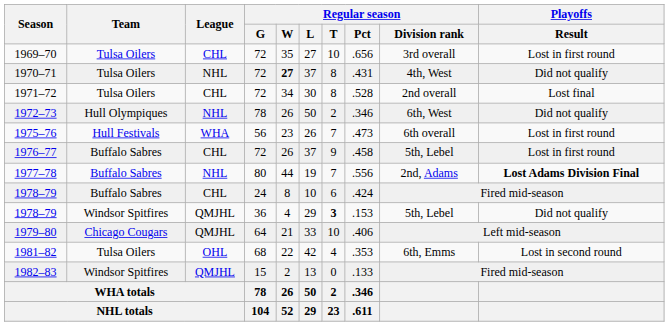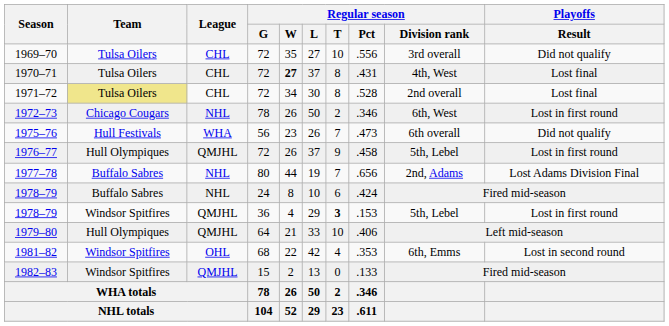(362, 54) .656 -> (367, 54) .556
(571, 54) Lost in first round -> (574, 54) Did not qualify
(215, 73) NHL -> (217, 73) CHL
(571, 73) Did not qualify -> (574, 73) Lost final
(126, 93) no background -> (127, 93) khaki background
(126, 113) Hull Olympiques -> (127, 113) Chicago Cougars
(571, 113) Did not qualify -> (574, 113) Lost in first round
(571, 133) Lost in first round -> (574, 133) Did not qualify
(126, 153) Buffalo Sabres -> (127, 153) Hull Olympiques
(215, 153) CHL -> (218, 153) QMJHL
(362, 172) .556 -> (367, 172) .656
(571, 172) bold -> (574, 172) normal
(215, 192) CHL -> (217, 192) NHL
(571, 212) Did not qualify -> (574, 212) Lost in first round
(126, 232) Chicago Cougars -> (127, 232) Hull Olympiques
(126, 252) Tulsa Oilers -> (127, 252) Windsor Spitfires
